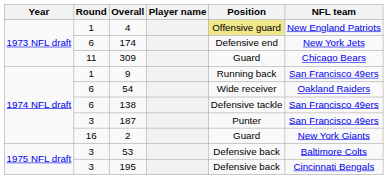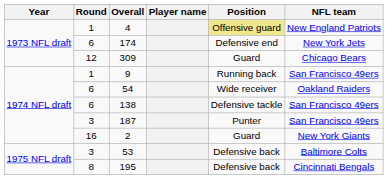(91, 58) 11 -> (91, 58) 12
(91, 167) 3 -> (91, 167) 8
